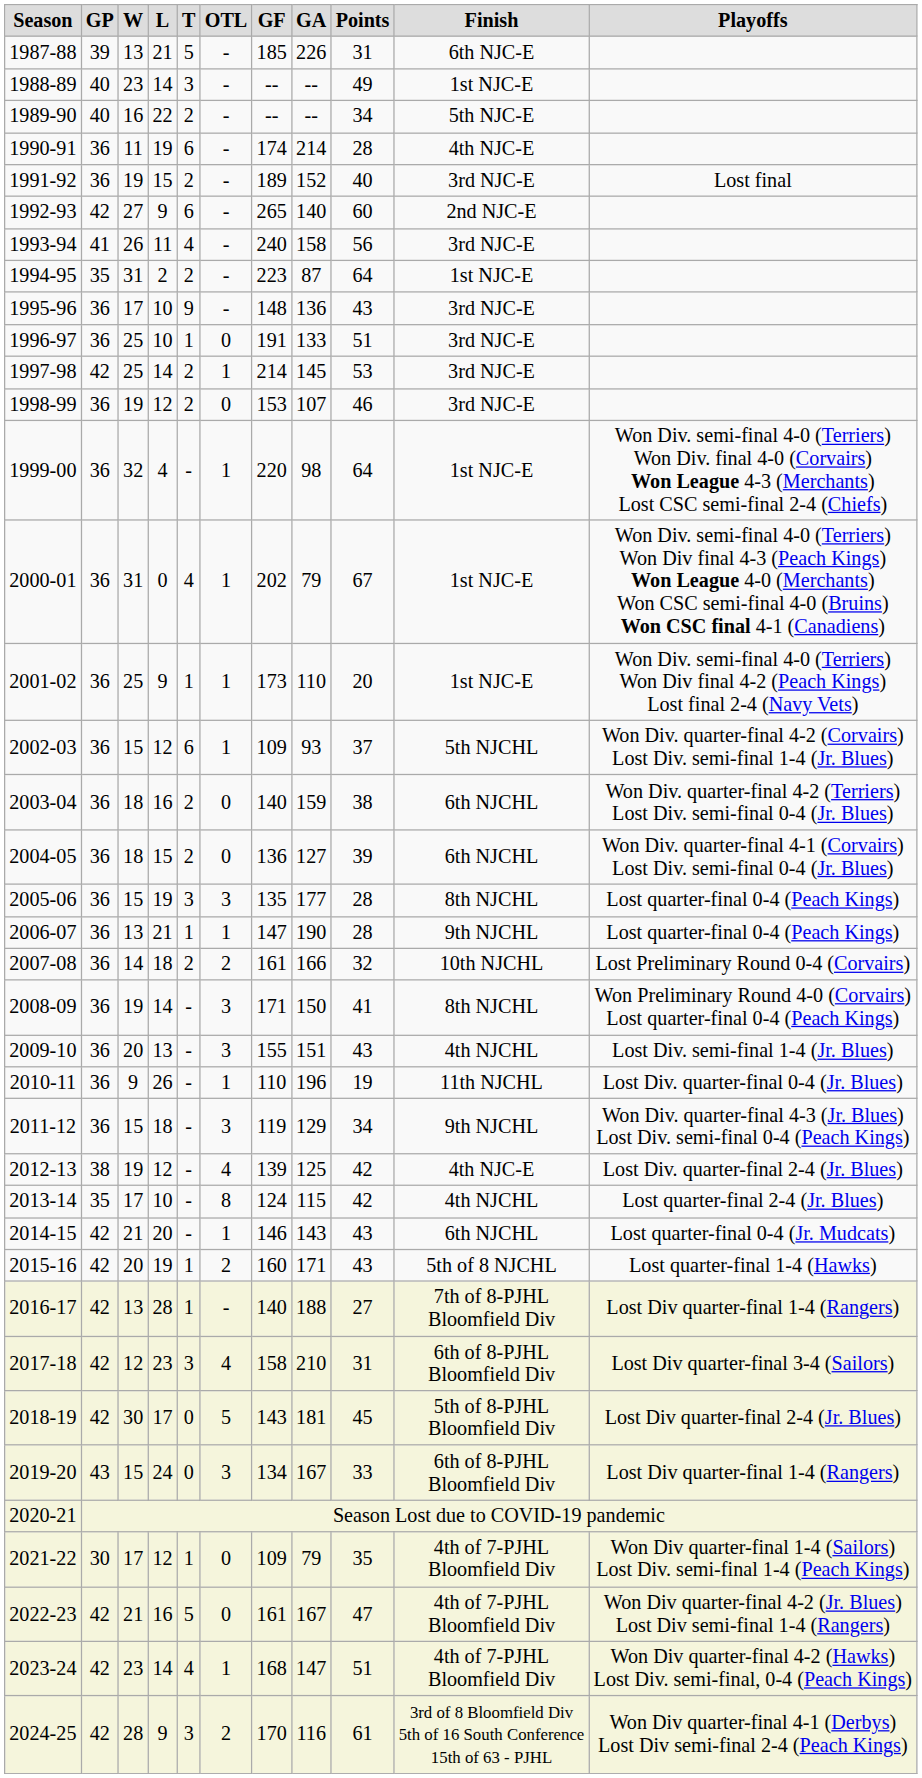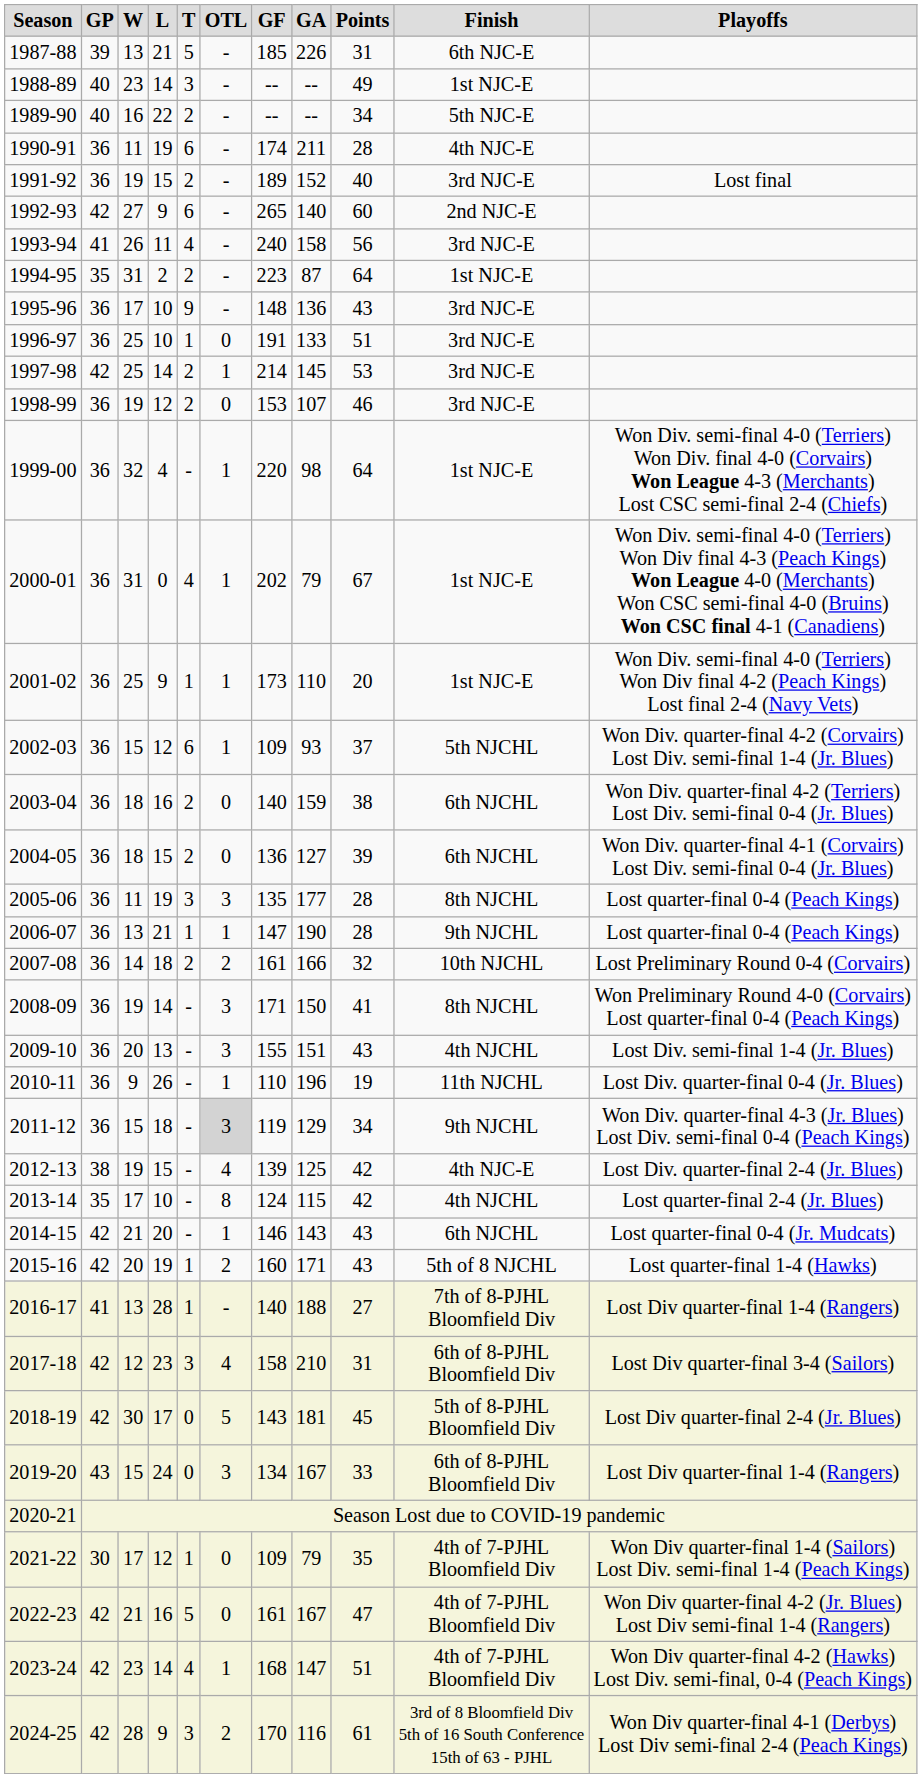(311, 148) 214 -> (311, 148) 211
(133, 900) 15 -> (133, 900) 11
(226, 1125) no background -> (226, 1125) lightgrey background
(163, 1169) 12 -> (163, 1169) 15
(100, 1308) 42 -> (100, 1308) 41
